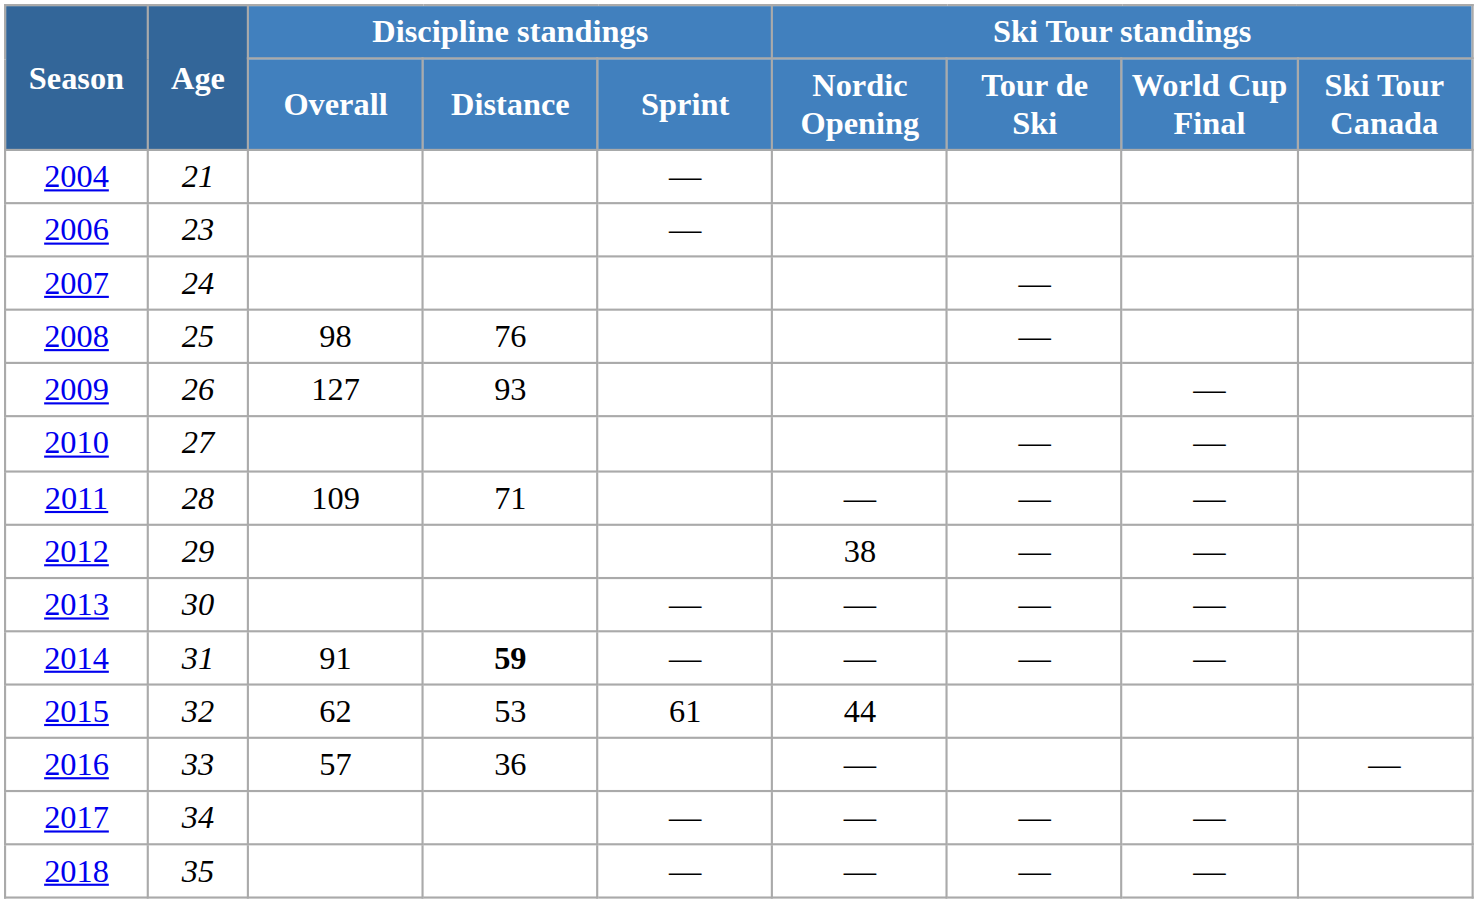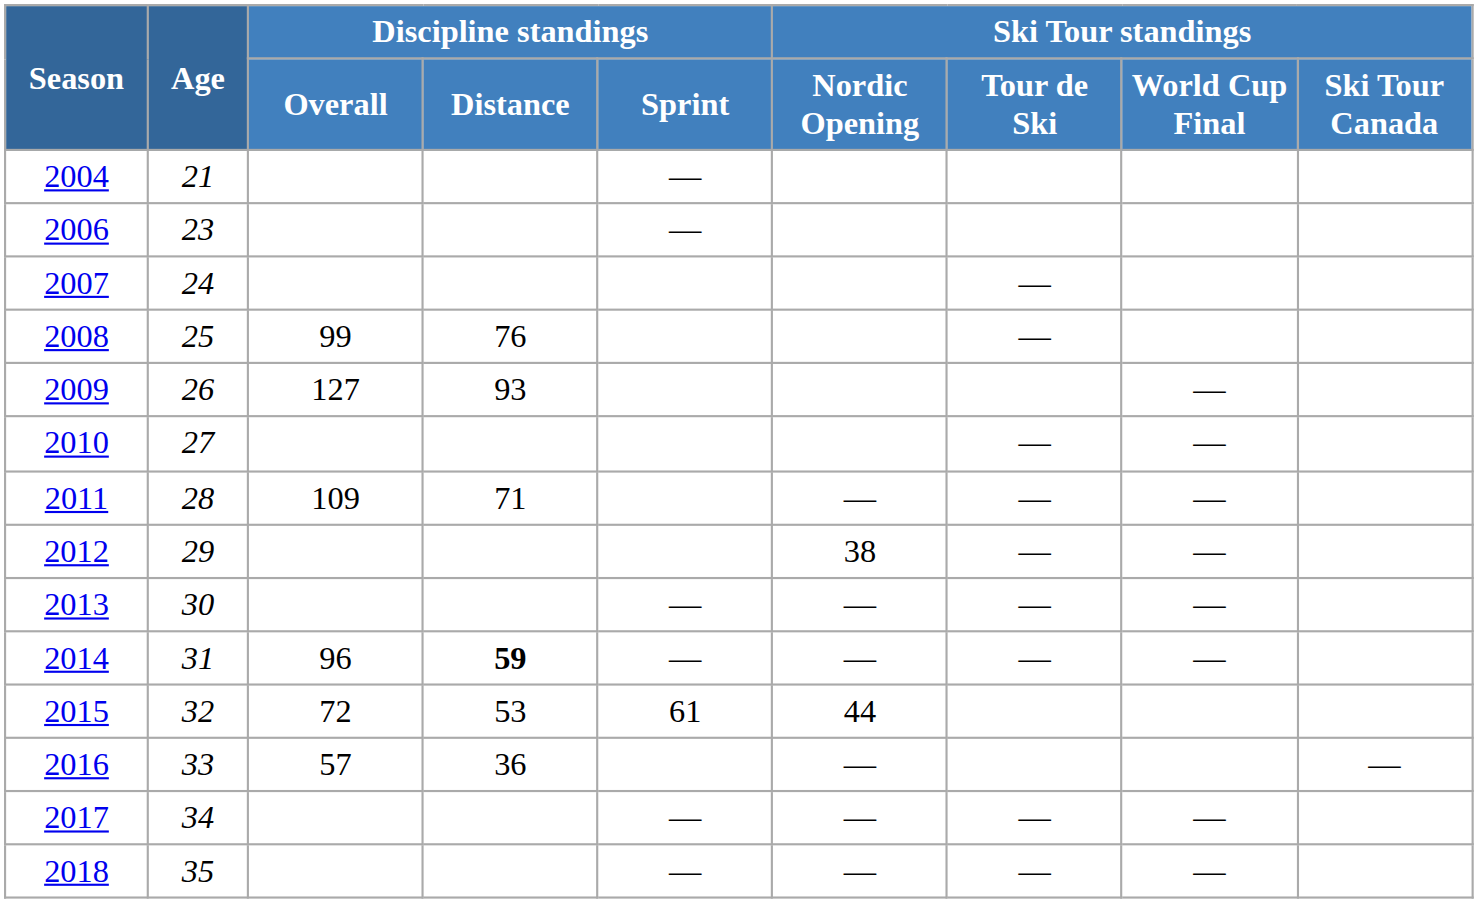(336, 336) 98 -> (336, 336) 99
(336, 656) 91 -> (336, 656) 96
(336, 710) 62 -> (336, 710) 72
